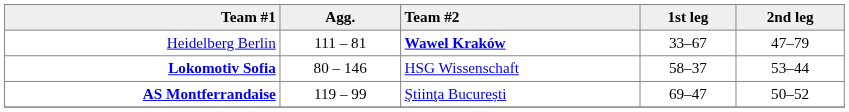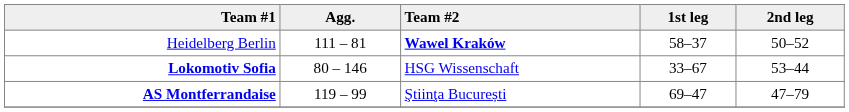(688, 42) 33–67 -> (688, 42) 58–37
(790, 42) 47–79 -> (790, 42) 50–52
(688, 68) 58–37 -> (688, 68) 33–67
(790, 94) 50–52 -> (790, 94) 47–79
